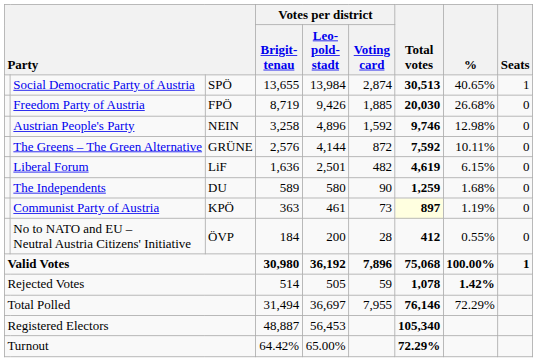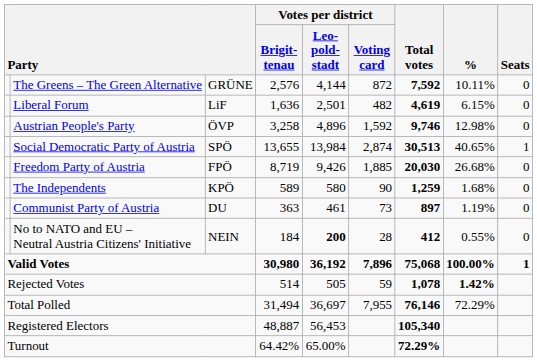rows swapped: (104, 85) <-> (108, 146)
rows swapped: (79, 105) <-> (51, 167)
(224, 126) NEIN -> (221, 126) ÖVP
(217, 187) DU -> (221, 187) KPÖ
(221, 208) KPÖ -> (217, 208) DU
(430, 208) lightyellow background -> (430, 208) no background
(221, 236) ÖVP -> (224, 236) NEIN
(336, 236) normal -> (336, 236) bold
